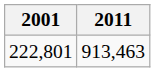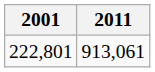(113, 50) 913,463 -> (113, 50) 913,061
